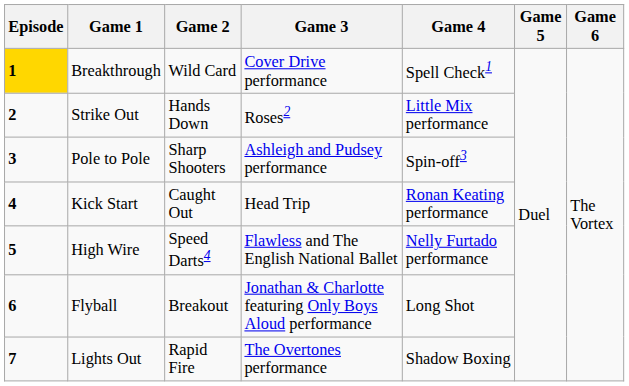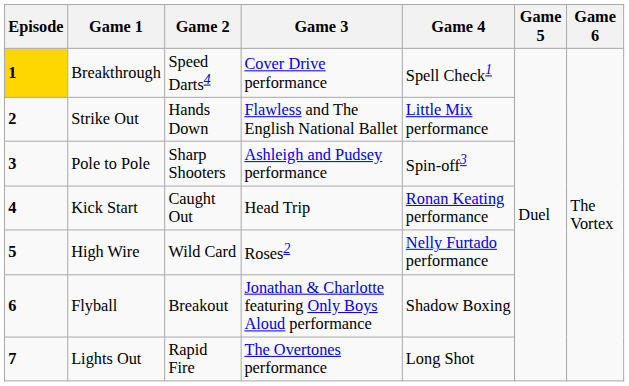(202, 70) Wild Card -> (189, 73) Speed Darts4
(267, 115) Roses2 -> (321, 119) Flawless and The English National Ballet
(189, 250) Speed Darts4 -> (202, 252) Wild Card
(321, 250) Flawless and The English National Ballet -> (267, 252) Roses2
(440, 305) Long Shot -> (458, 305) Shadow Boxing
(458, 359) Shadow Boxing -> (440, 359) Long Shot
